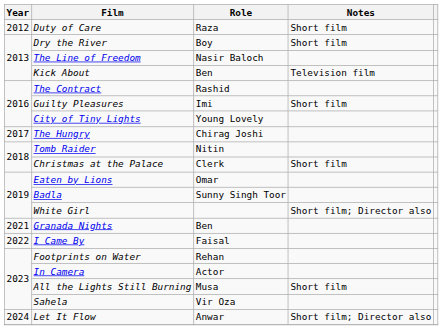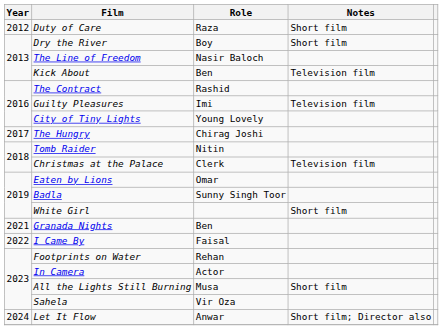(319, 104) Short film -> (333, 104) Television film
(319, 165) Short film -> (333, 165) Television film
(361, 210) Short film; Director also -> (319, 210) Short film
